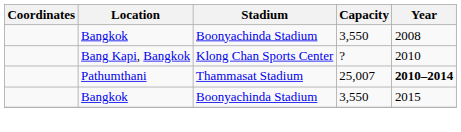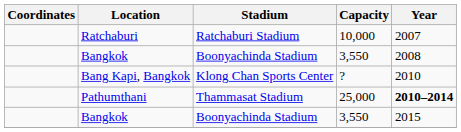+ row: (109, 35)
(357, 76) 25,007 -> (357, 96) 25,000
